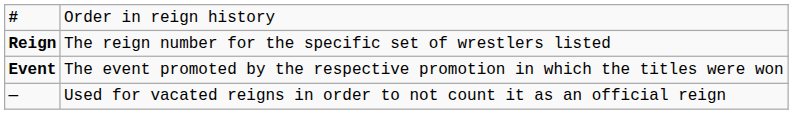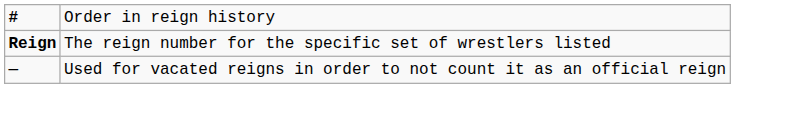- row: (32, 70)
